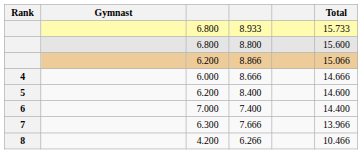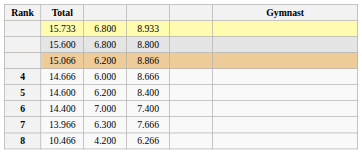columns swapped: (113, 12) <-> (336, 12)
